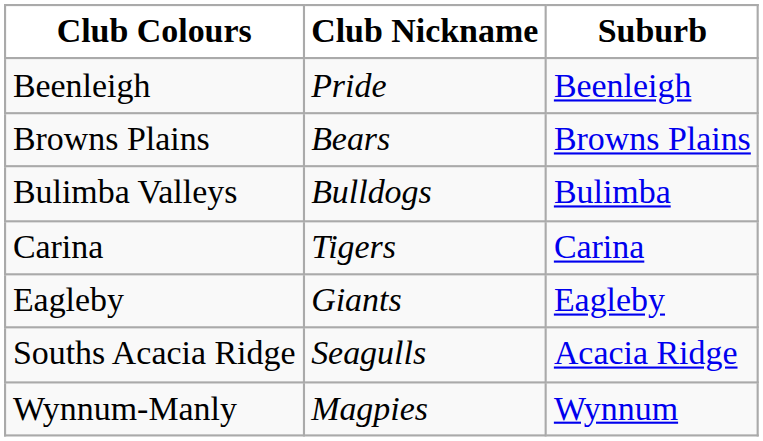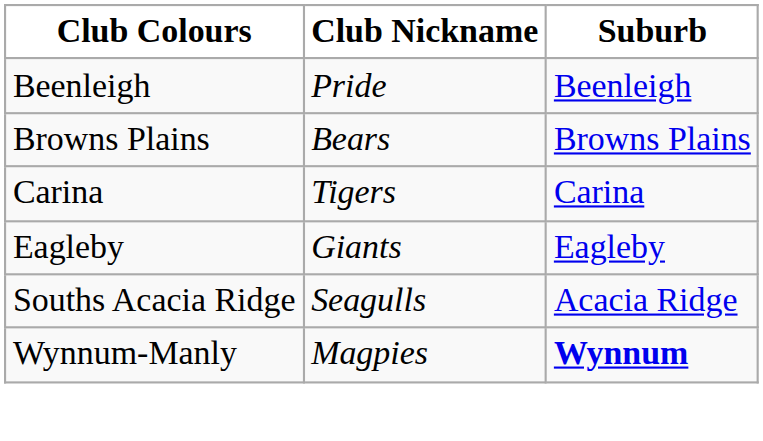- row: (125, 192)
(616, 407) normal -> (621, 354) bold
